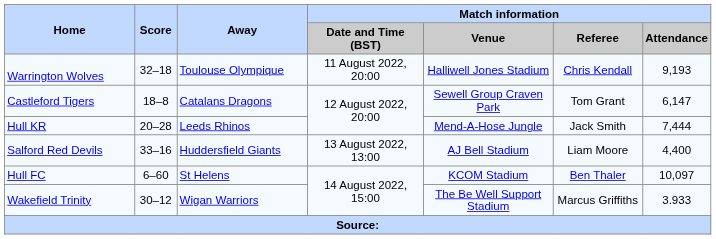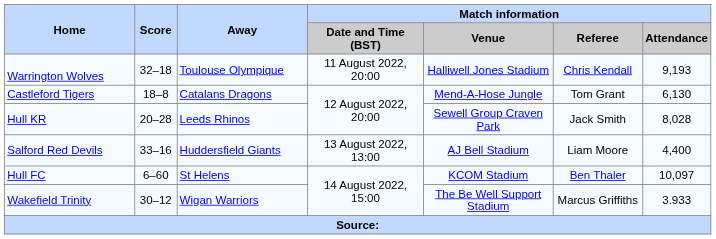(488, 101) Sewell Group Craven Park -> (488, 94) Mend-A-Hose Jungle
(677, 101) 6,147 -> (677, 94) 6,130
(488, 126) Mend-A-Hose Jungle -> (488, 119) Sewell Group Craven Park
(677, 126) 7,444 -> (677, 119) 8,028
